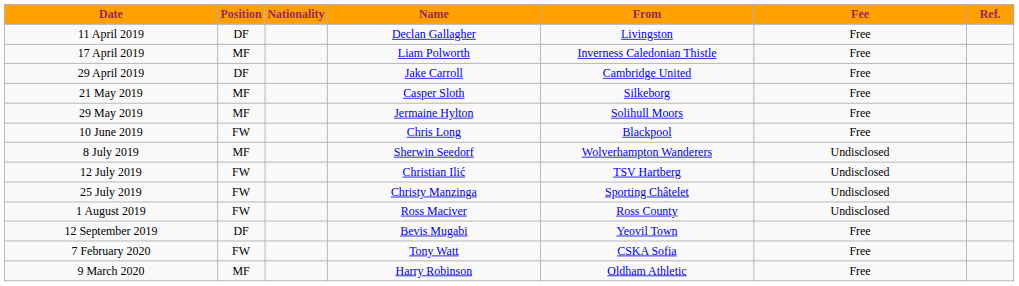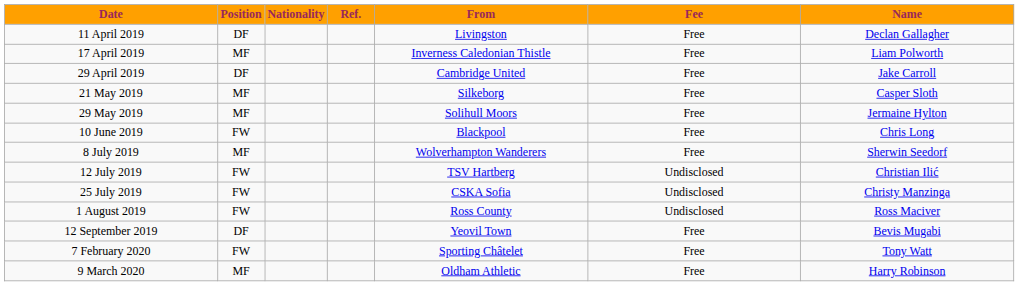columns swapped: (434, 14) <-> (990, 14)
(860, 152) Undisclosed -> (694, 152) Free
(647, 192) Sporting Châtelet -> (481, 192) CSKA Sofia
(647, 251) CSKA Sofia -> (481, 251) Sporting Châtelet
